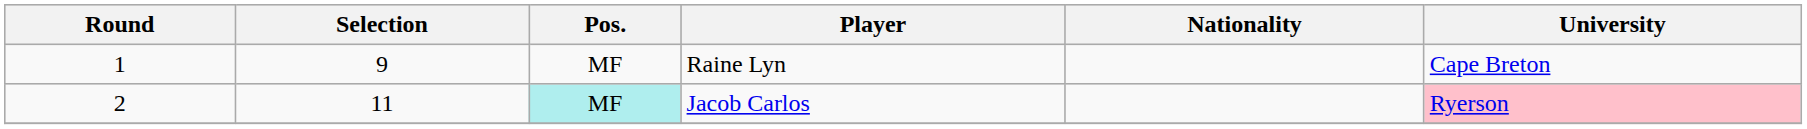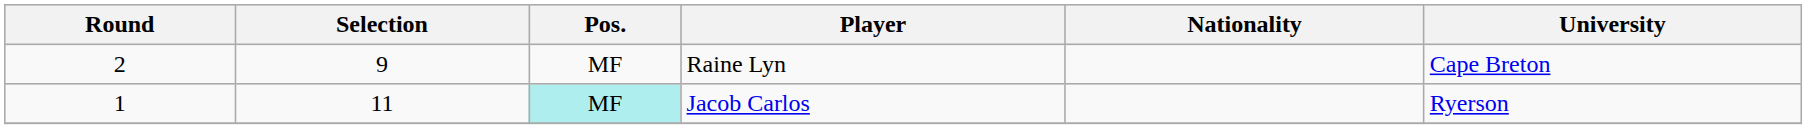(120, 64) 1 -> (120, 64) 2
(120, 103) 2 -> (120, 103) 1
(1469, 103) pink background -> (1469, 103) no background
